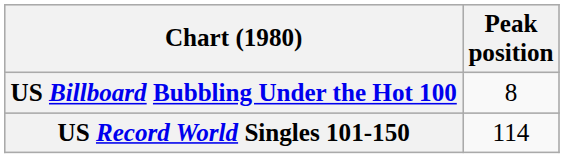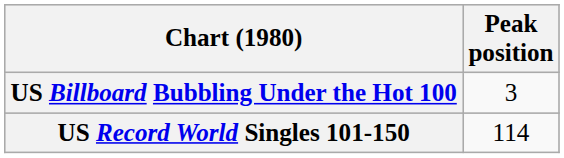(511, 92) 8 -> (511, 92) 3
